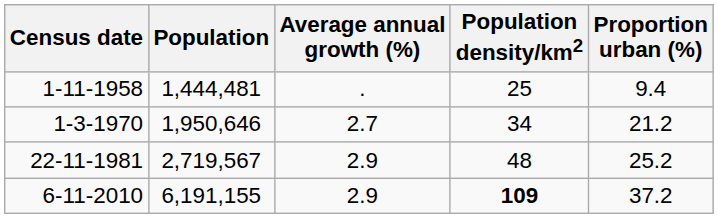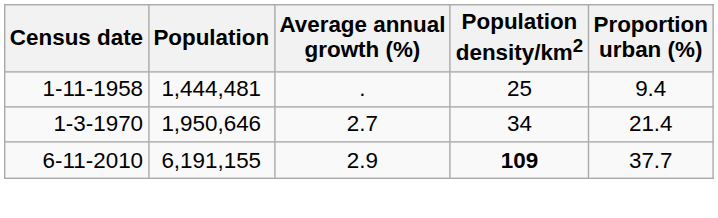(651, 124) 21.2 -> (651, 124) 21.4
- row: (87, 160)
(651, 195) 37.2 -> (651, 160) 37.7
